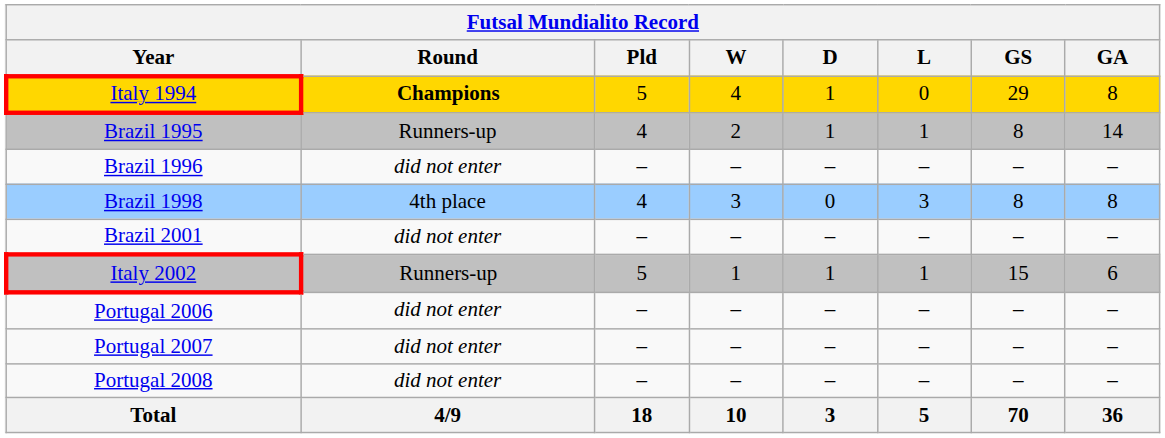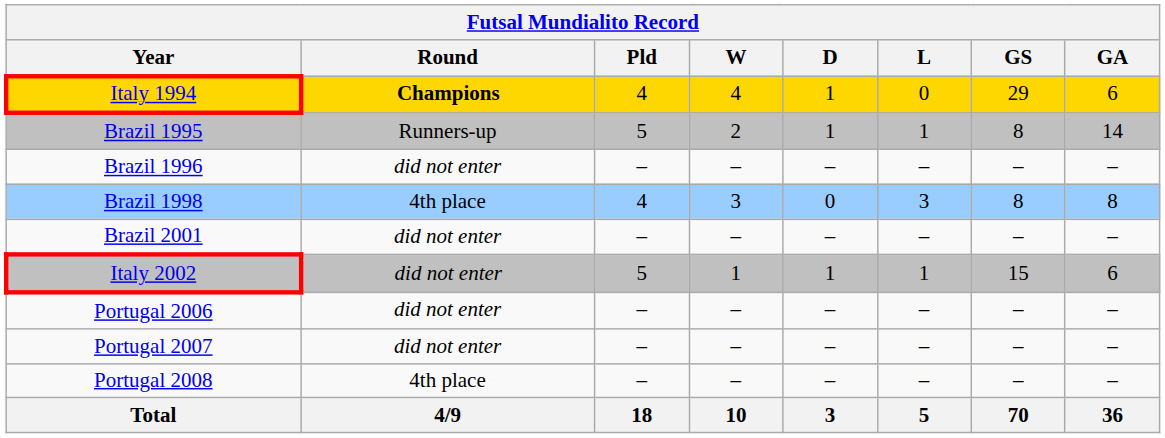(642, 94) 5 -> (642, 94) 4
(1112, 94) 8 -> (1112, 94) 6
(642, 131) 4 -> (642, 131) 5
(448, 273) Runners-up -> (448, 273) did not enter
(448, 380) did not enter -> (448, 380) 4th place
